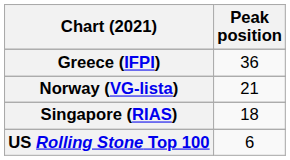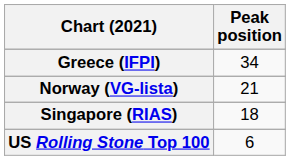(250, 62) 36 -> (250, 62) 34
